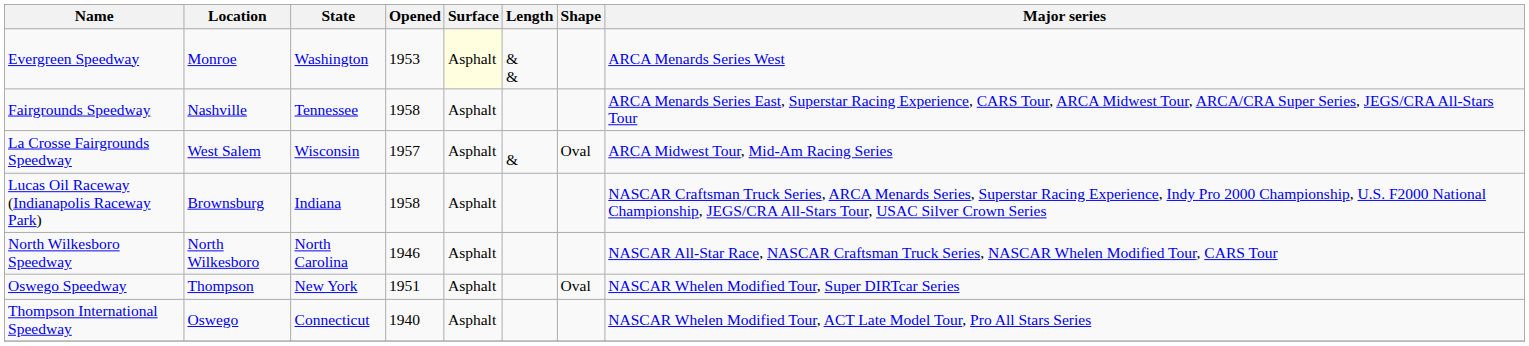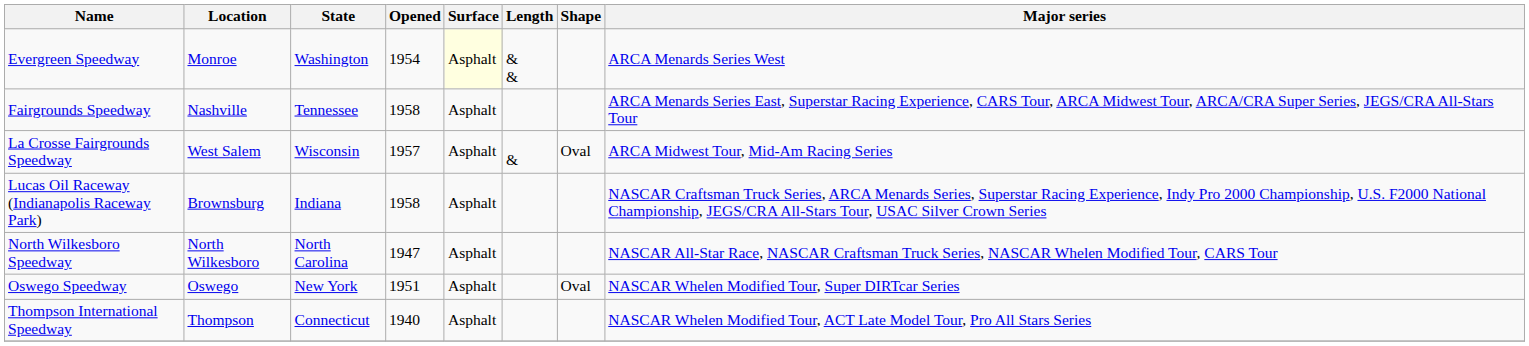(405, 58) 1953 -> (405, 58) 1954
(405, 253) 1946 -> (405, 253) 1947
(221, 286) Thompson -> (213, 286) Oswego
(213, 320) Oswego -> (221, 320) Thompson
